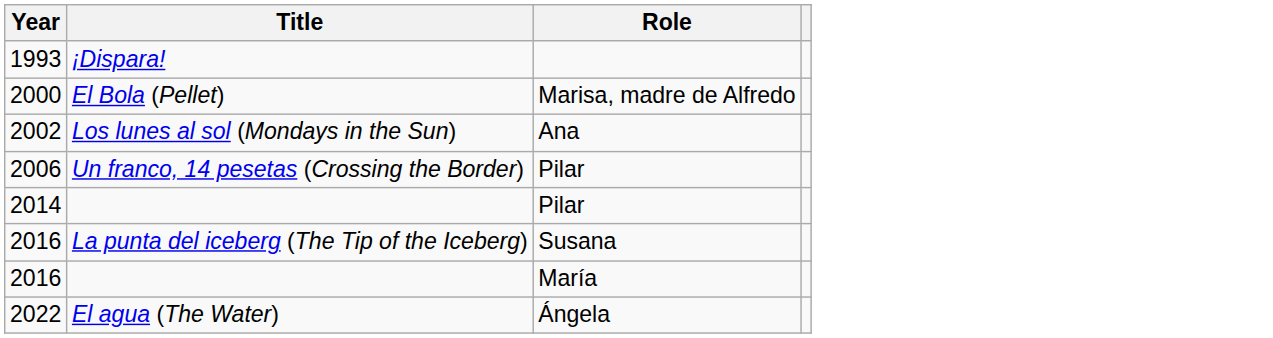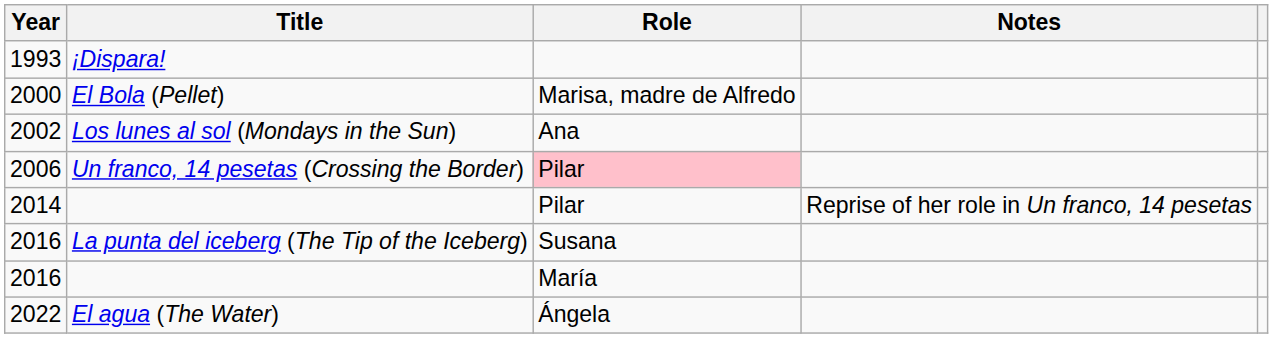+ column: (1029, 22)
(561, 168) no background -> (561, 168) pink background
